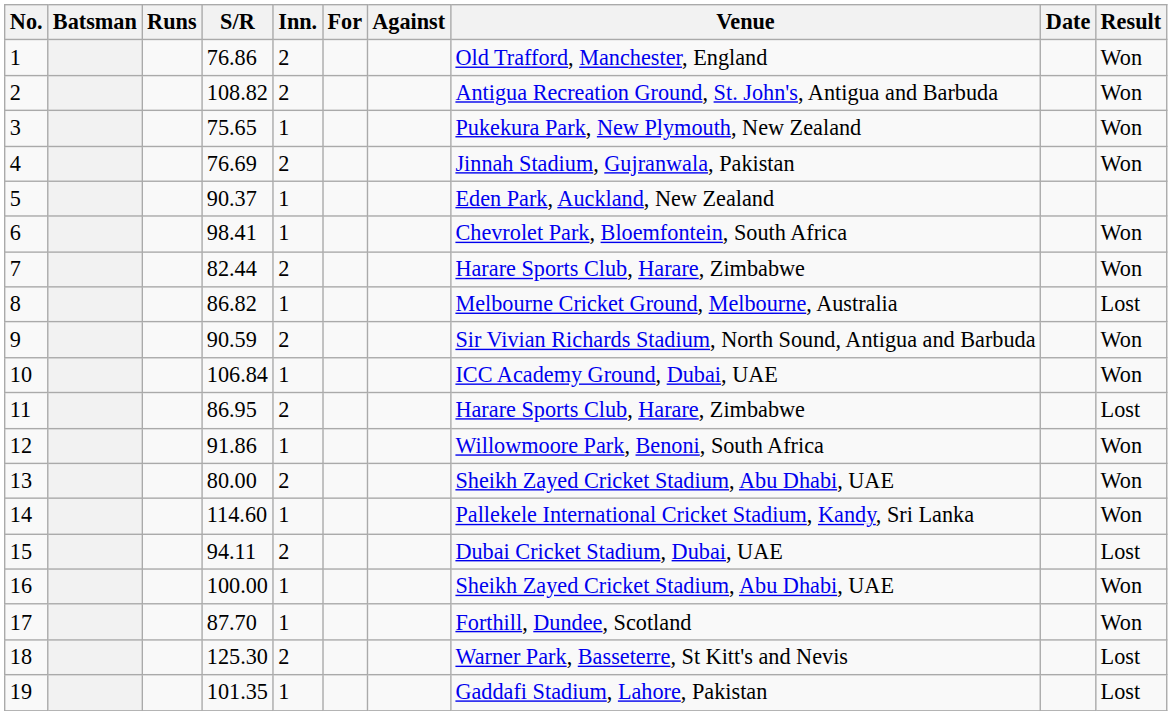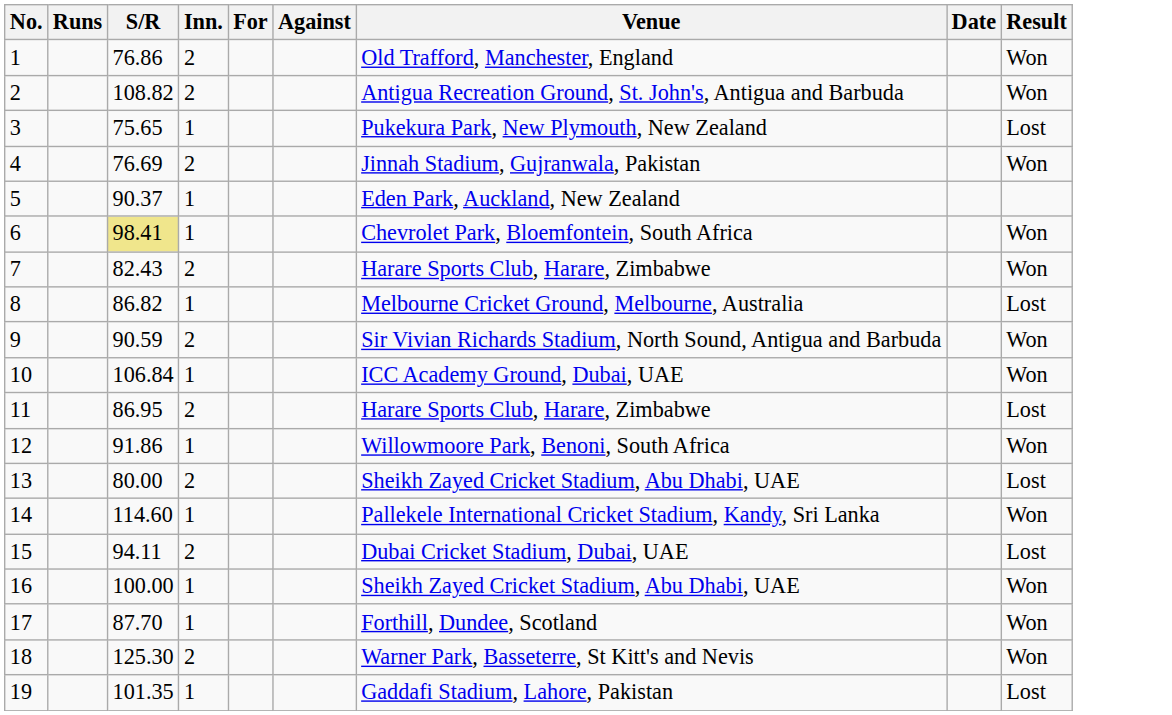- column: (95, 22)
(1121, 127) Won -> (1026, 127) Lost
(232, 233) no background -> (138, 233) khaki background
(232, 269) 82.44 -> (138, 269) 82.43
(1121, 480) Won -> (1026, 480) Lost
(1120, 657) Lost -> (1027, 657) Won
